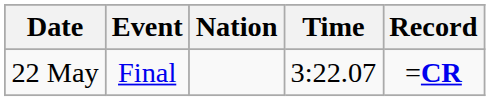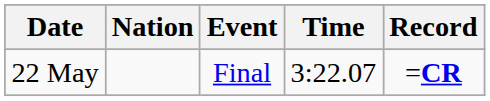columns swapped: (147, 26) <-> (237, 26)
